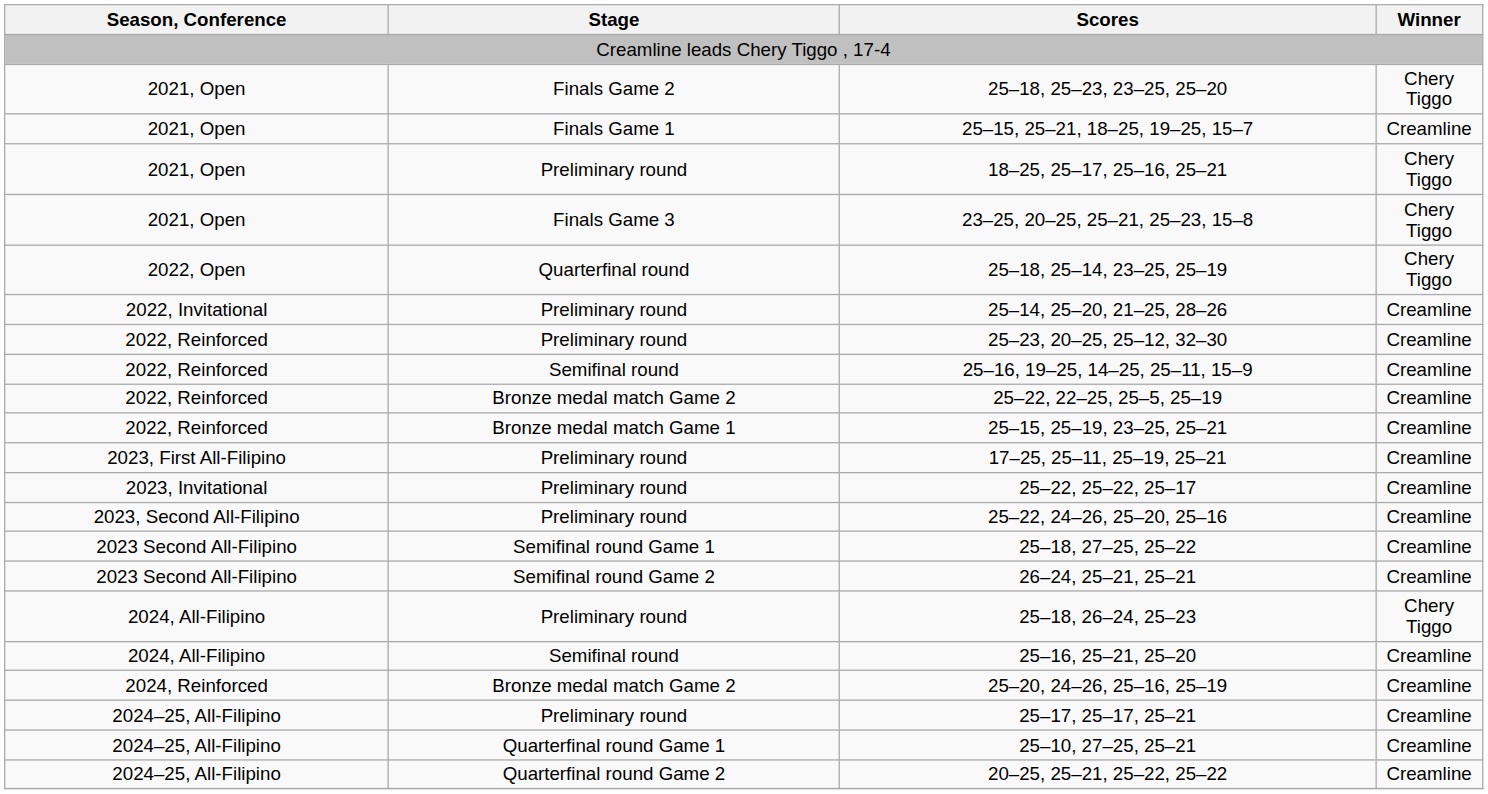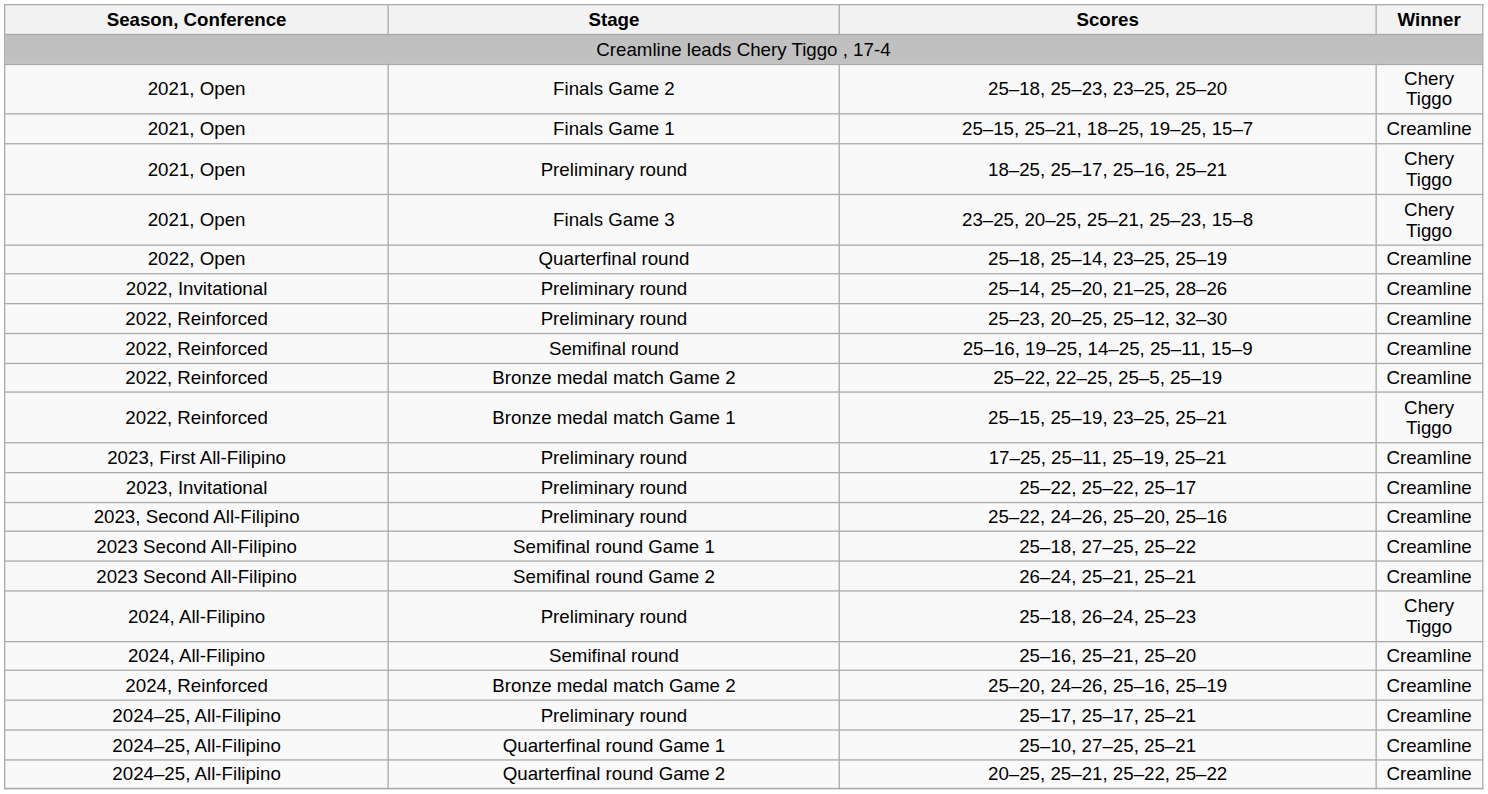(1429, 270) Chery Tiggo -> (1429, 260) Creamline
(1429, 428) Creamline -> (1429, 418) Chery Tiggo
